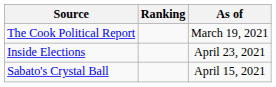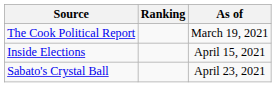(230, 52) April 23, 2021 -> (230, 52) April 15, 2021
(230, 71) April 15, 2021 -> (230, 71) April 23, 2021
